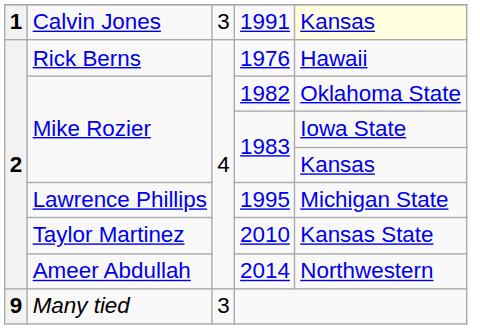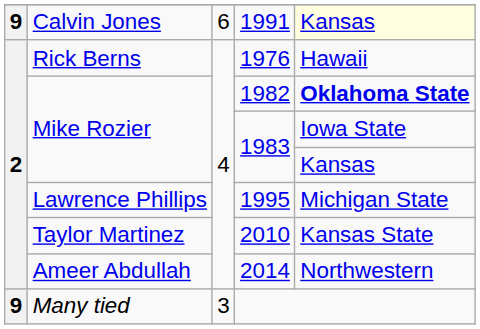(16, 22) 1 -> (16, 22) 9
(224, 22) 3 -> (224, 22) 6
(381, 93) normal -> (385, 93) bold
